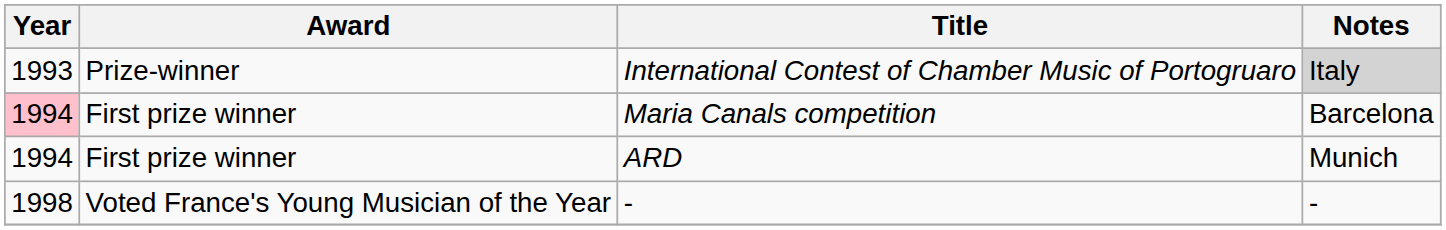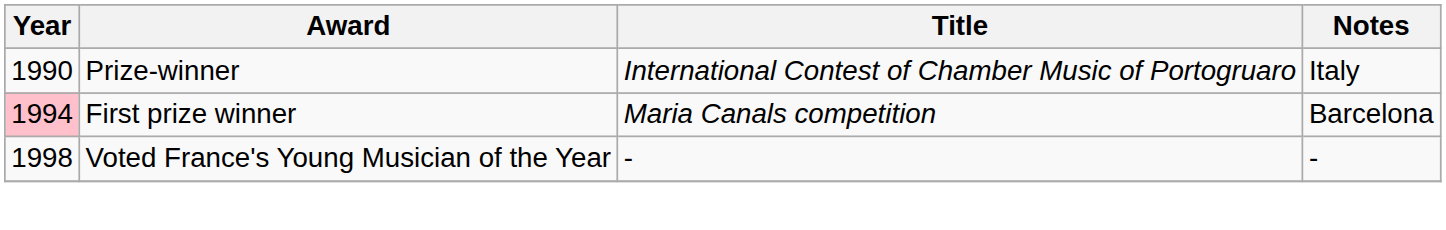(42, 70) 1993 -> (42, 70) 1990
(1334, 70) lightgrey background -> (1334, 70) no background
- row: (653, 158)
